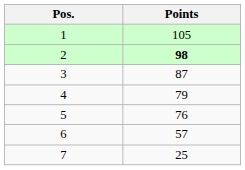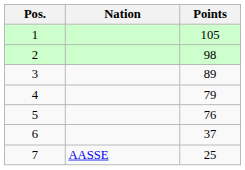+ column: (122, 14)
(182, 54) bold -> (210, 54) normal
(182, 74) 87 -> (210, 74) 89
(182, 134) 57 -> (210, 134) 37
